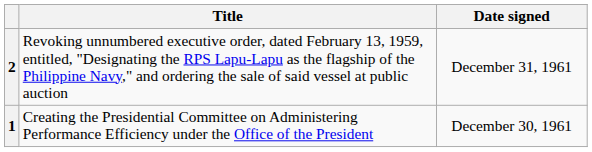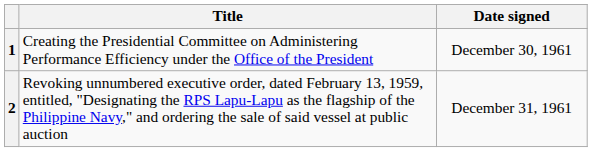rows swapped: (12, 125) <-> (12, 66)
